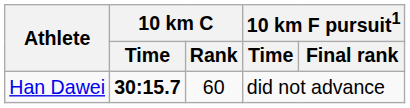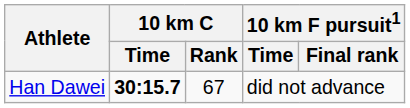(214, 88) 60 -> (214, 88) 67
